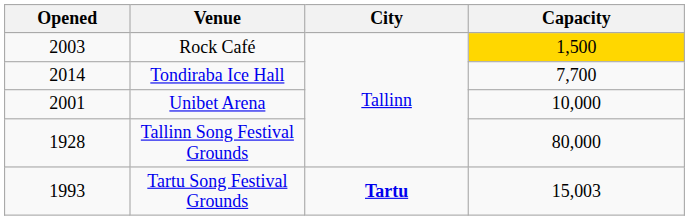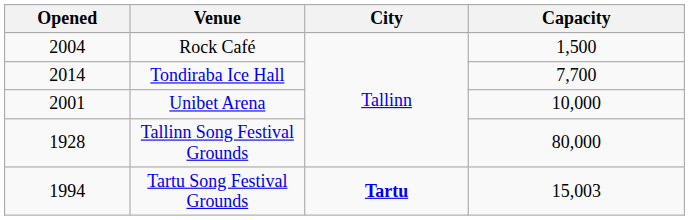(67, 47) 2003 -> (67, 47) 2004
(576, 47) gold background -> (576, 47) no background
(67, 191) 1993 -> (67, 191) 1994
